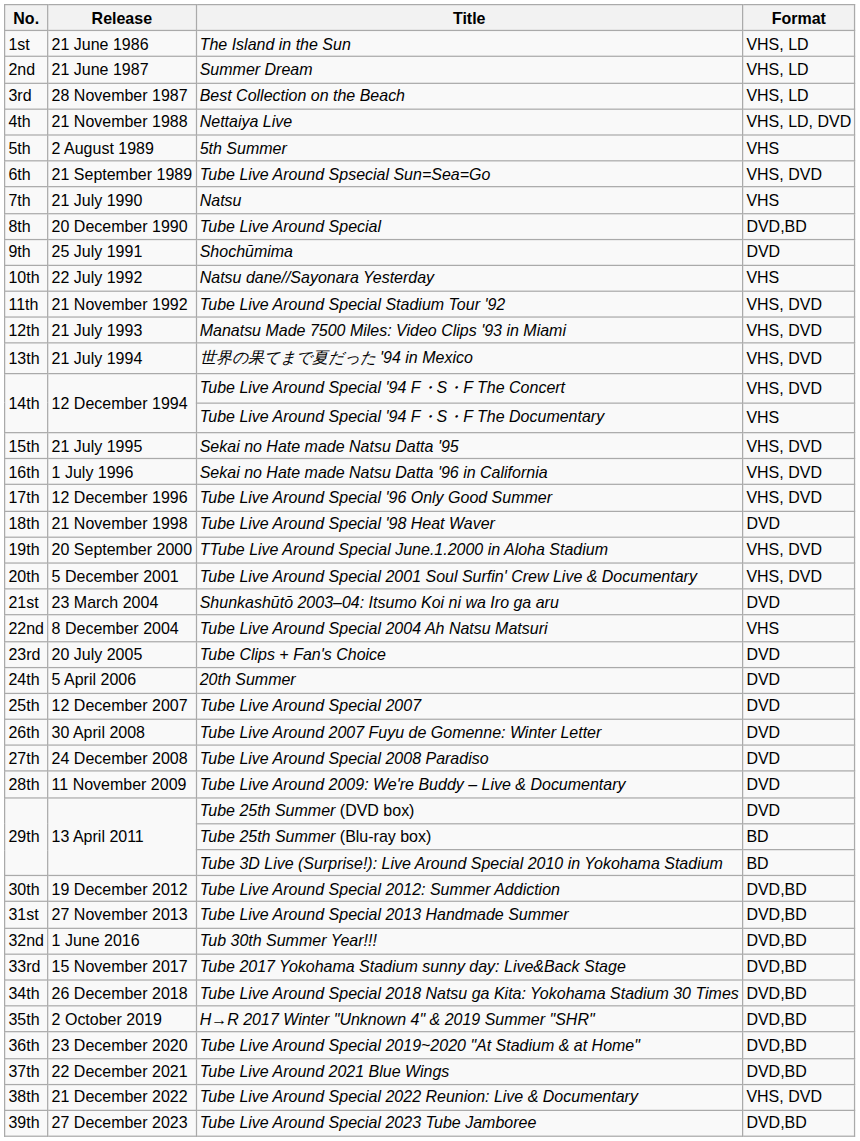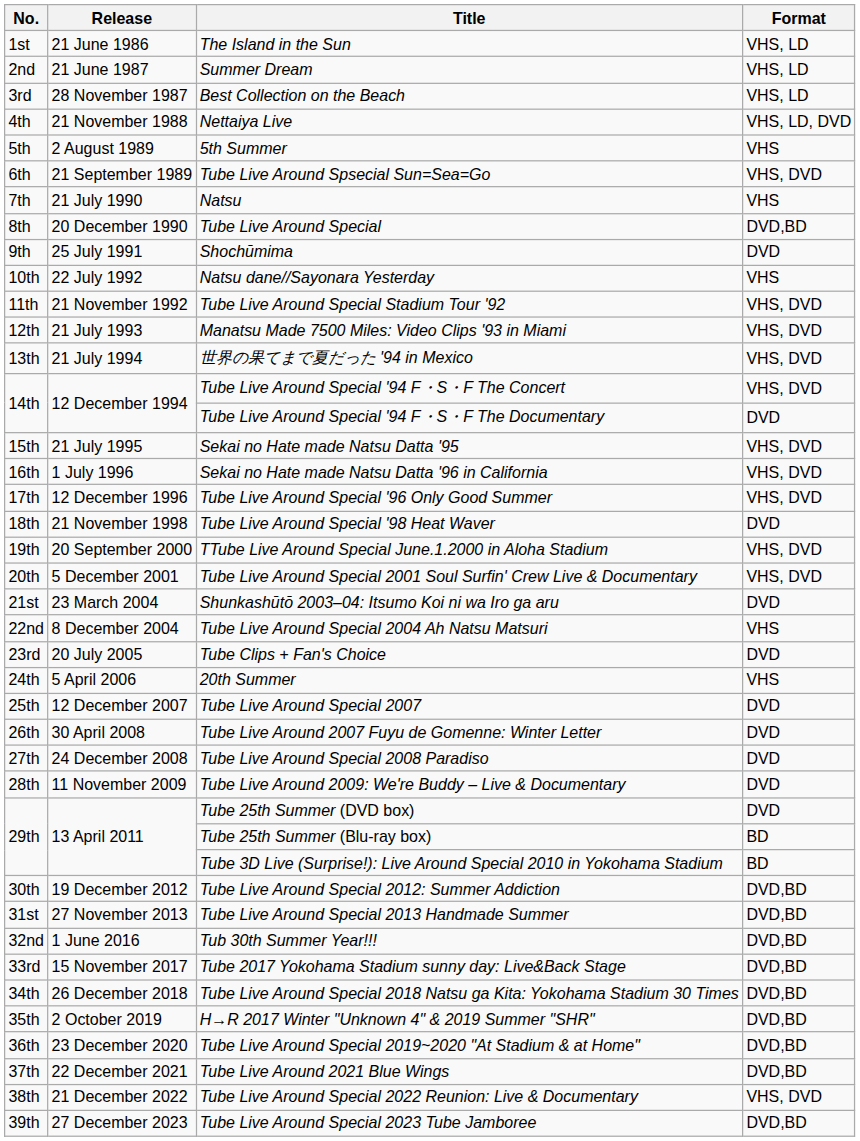(763, 418) VHS -> (763, 418) DVD
(763, 680) DVD -> (763, 680) VHS
